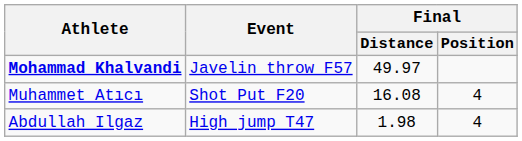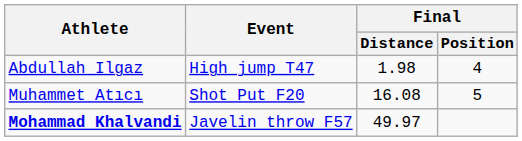rows swapped: (76, 123) <-> (95, 69)
(477, 96) 4 -> (477, 96) 5
